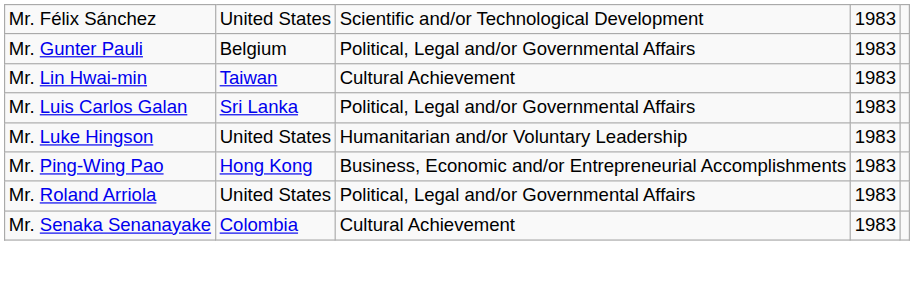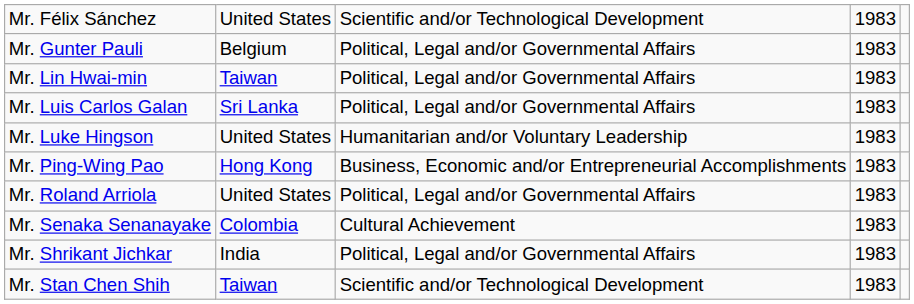(427, 78) Cultural Achievement -> (517, 78) Political, Legal and/or Governmental Affairs
+ row: (90, 254)
+ row: (89, 284)
